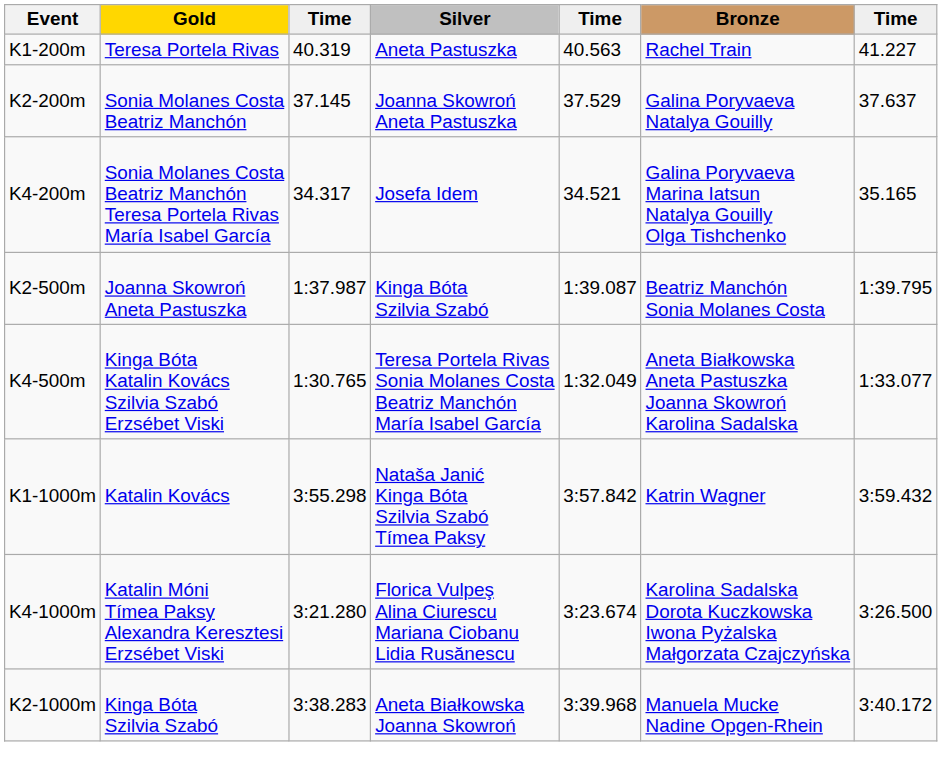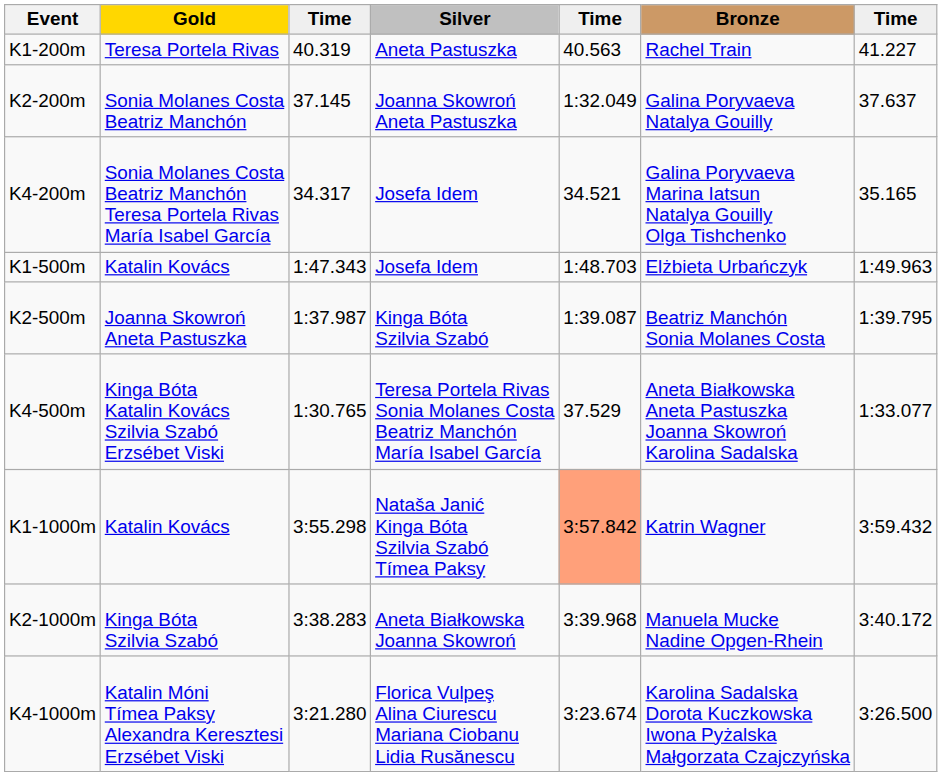(592, 100) 37.529 -> (600, 100) 1:32.049
+ row: (47, 266)
(600, 381) 1:32.049 -> (592, 411) 37.529
(600, 496) no background -> (600, 526) lightsalmon background
rows swapped: (52, 705) <-> (52, 611)
